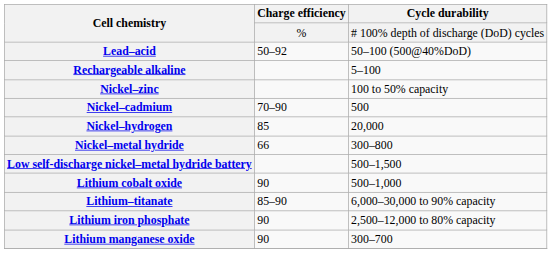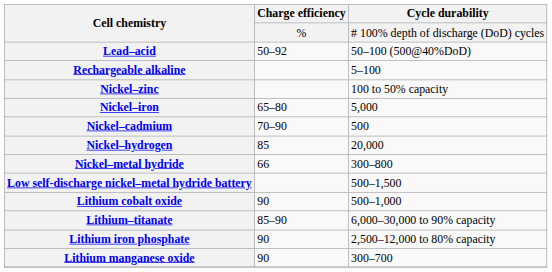+ row: (129, 107)
